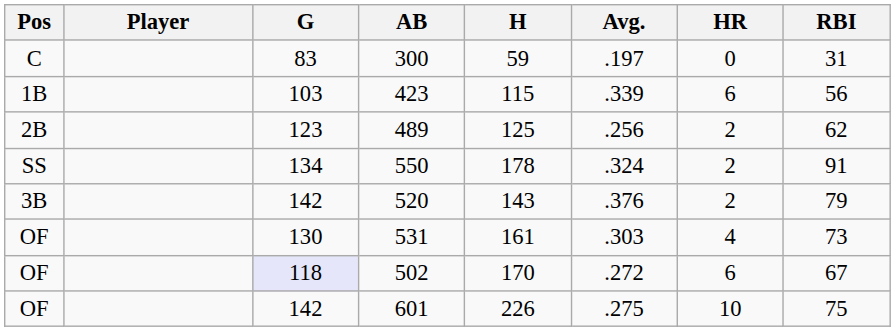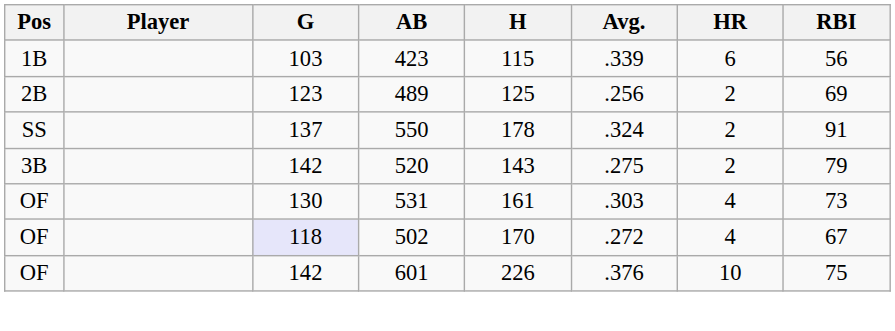- row: (412, 58)
(836, 129) 62 -> (836, 93) 69
(305, 165) 134 -> (305, 129) 137
(624, 201) .376 -> (624, 165) .275
(730, 272) 6 -> (730, 237) 4
(624, 308) .275 -> (624, 272) .376
